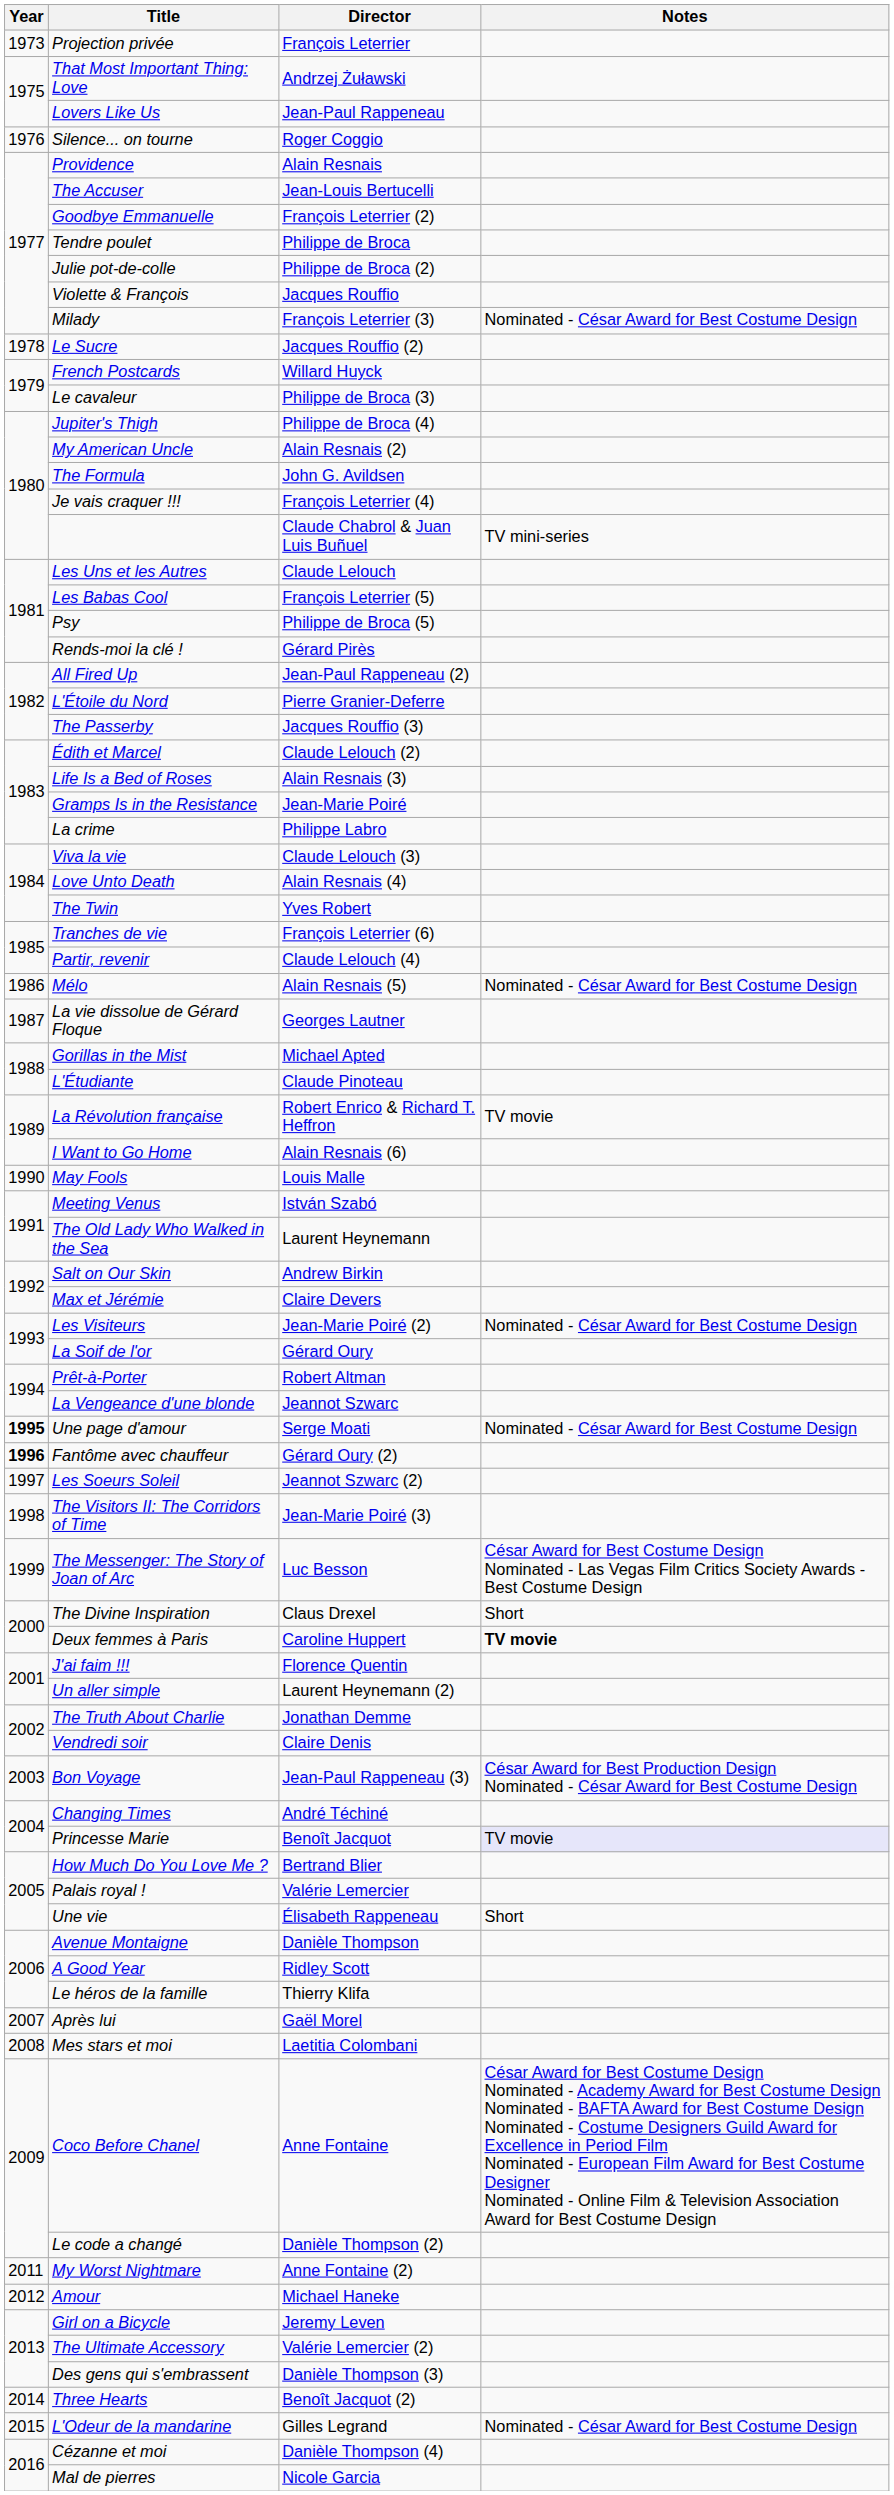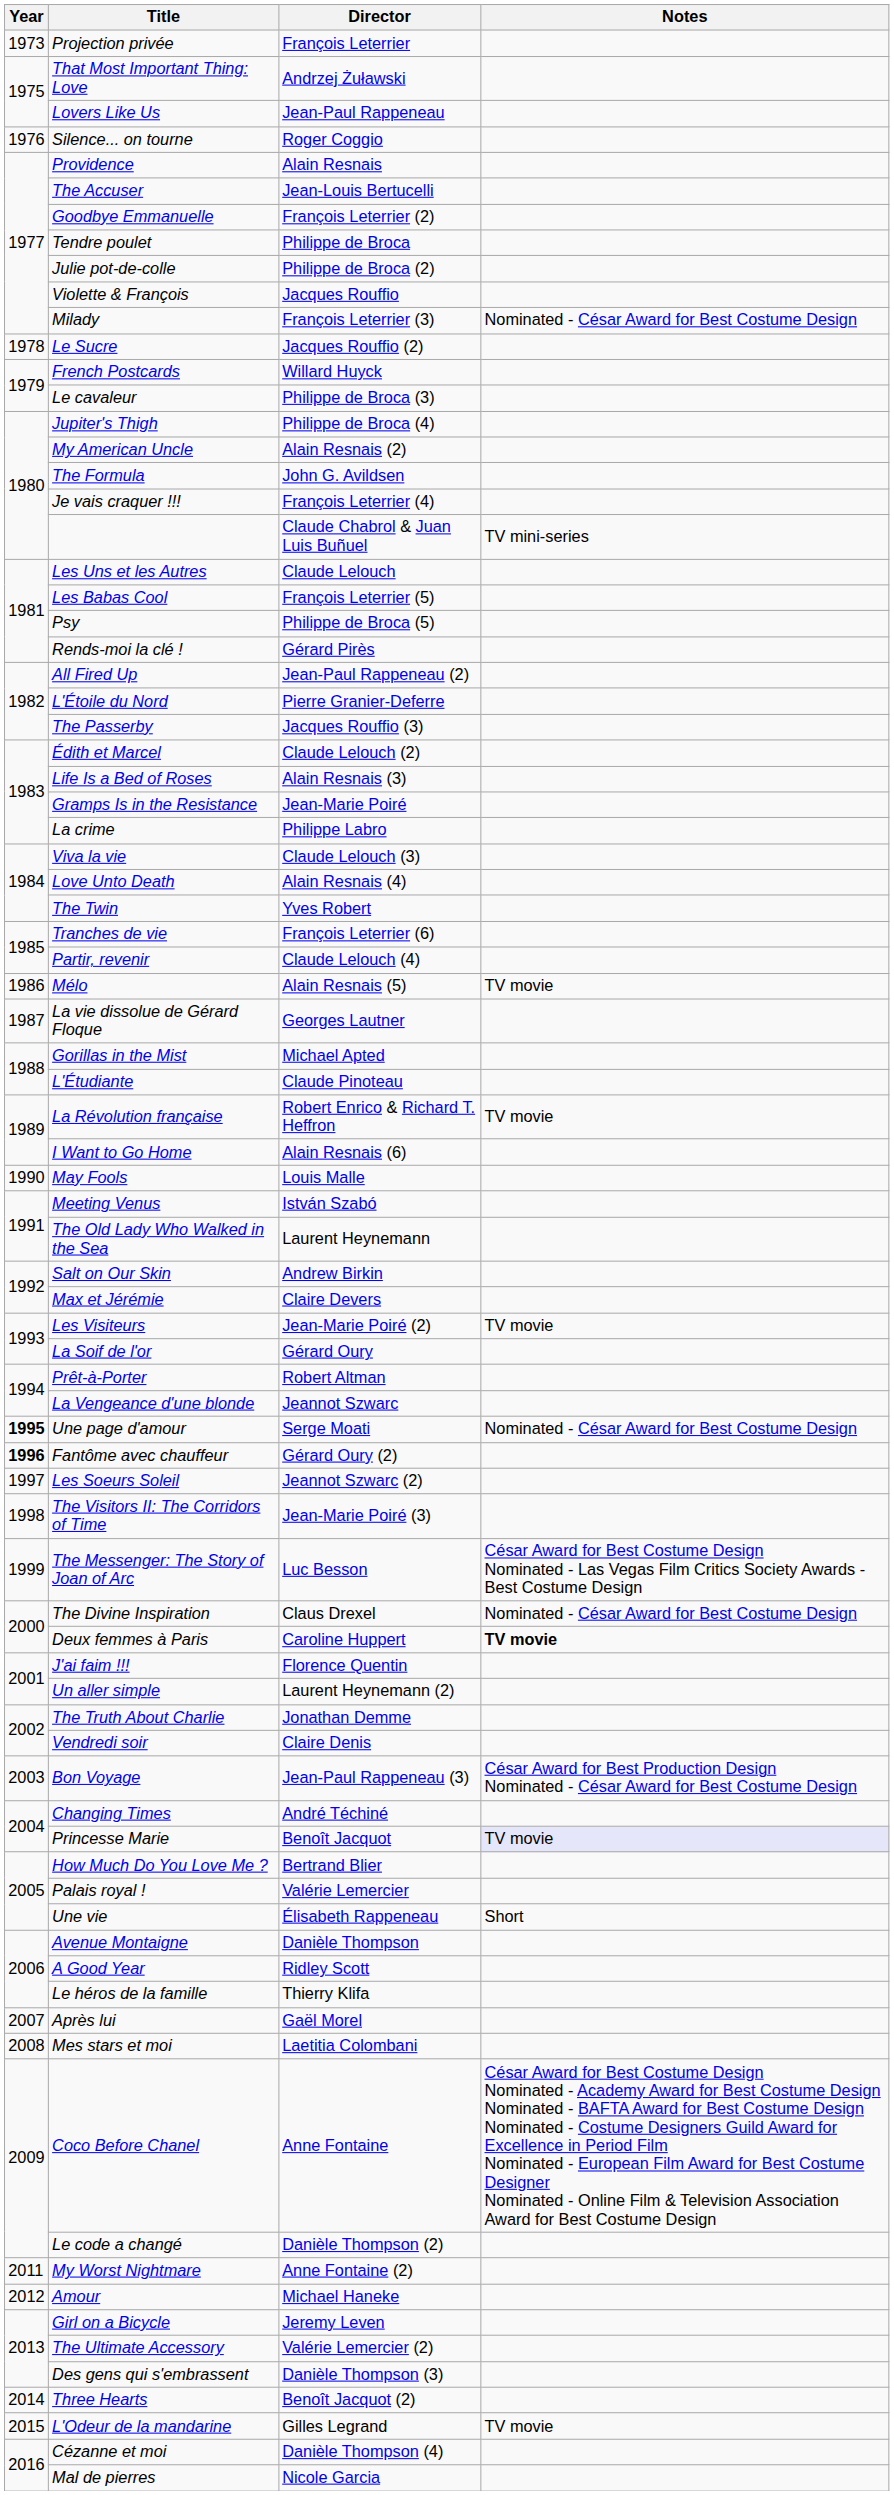(671, 985) Nominated - César Award for Best Costume Design -> (519, 985) TV movie
(671, 1325) Nominated - César Award for Best Costume Design -> (519, 1325) TV movie
(504, 1613) Short -> (671, 1613) Nominated - César Award for Best Costume Design
(671, 2426) Nominated - César Award for Best Costume Design -> (519, 2426) TV movie
